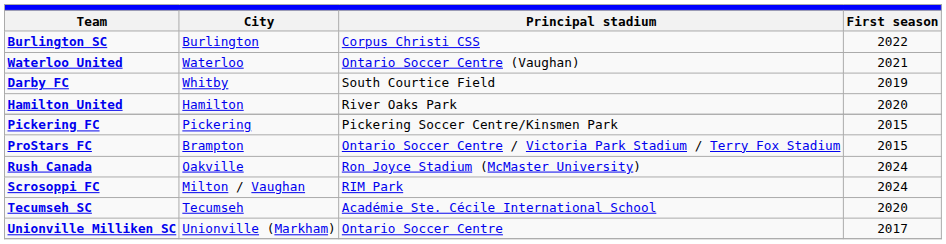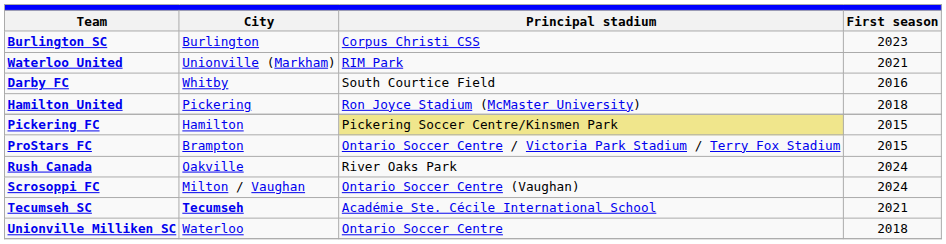(893, 42) 2022 -> (893, 42) 2023
(213, 62) Waterloo -> (259, 62) Unionville (Markham)
(461, 62) Ontario Soccer Centre (Vaughan) -> (373, 62) RIM Park
(893, 83) 2019 -> (893, 83) 2016
(213, 104) Hamilton -> (217, 104) Pickering
(399, 104) River Oaks Park -> (491, 104) Ron Joyce Stadium (McMaster University)
(893, 104) 2020 -> (893, 104) 2018
(217, 125) Pickering -> (213, 125) Hamilton
(480, 125) no background -> (480, 125) khaki background
(491, 166) Ron Joyce Stadium (McMaster University) -> (399, 166) River Oaks Park
(373, 187) RIM Park -> (461, 187) Ontario Soccer Centre (Vaughan)
(213, 208) normal -> (213, 208) bold
(893, 208) 2020 -> (893, 208) 2021
(259, 229) Unionville (Markham) -> (213, 229) Waterloo
(893, 229) 2017 -> (893, 229) 2018
